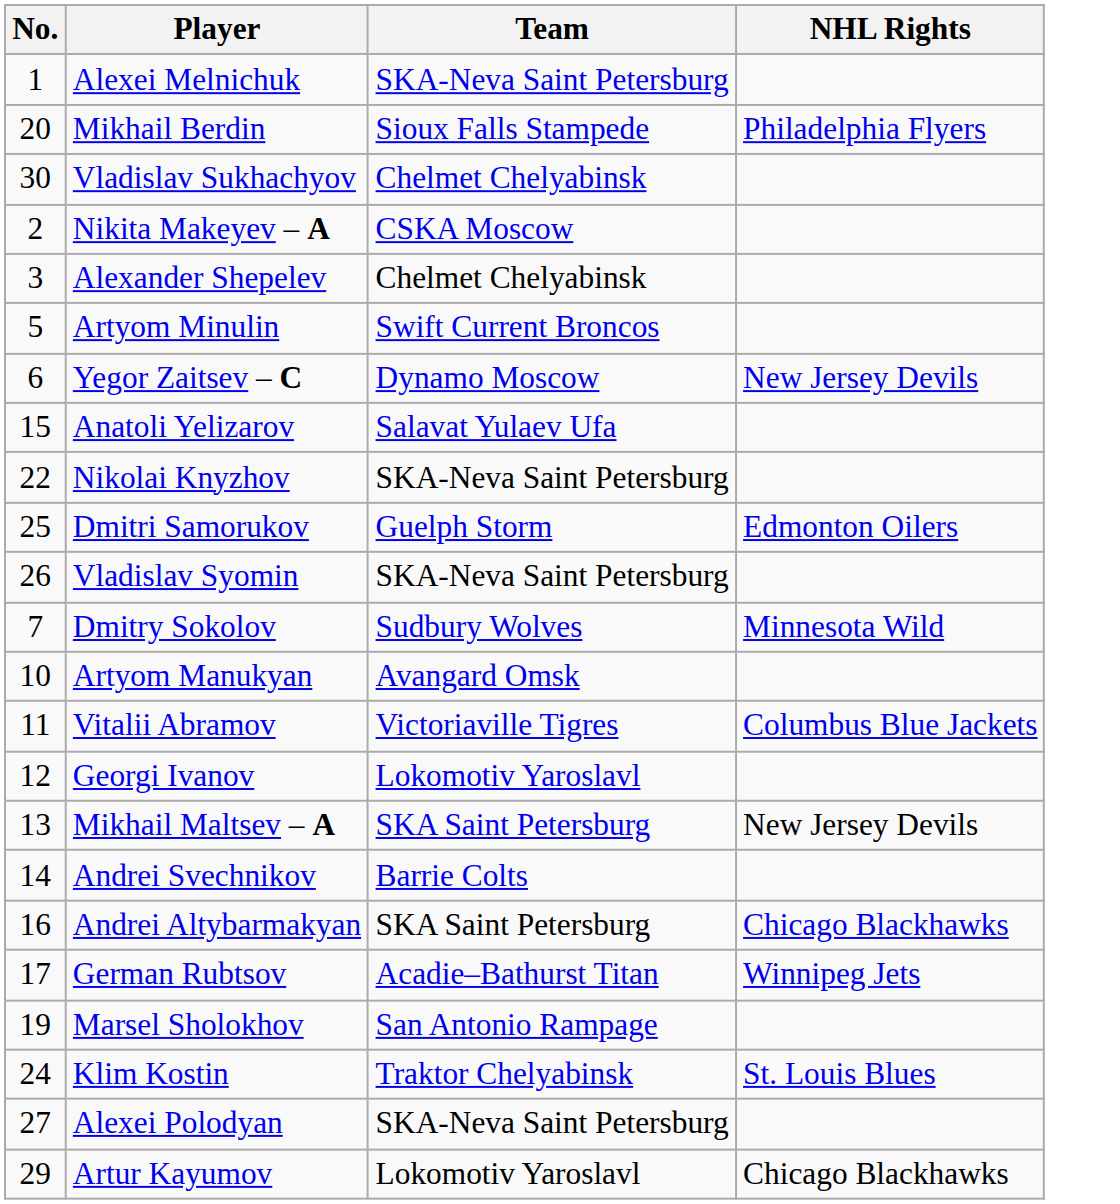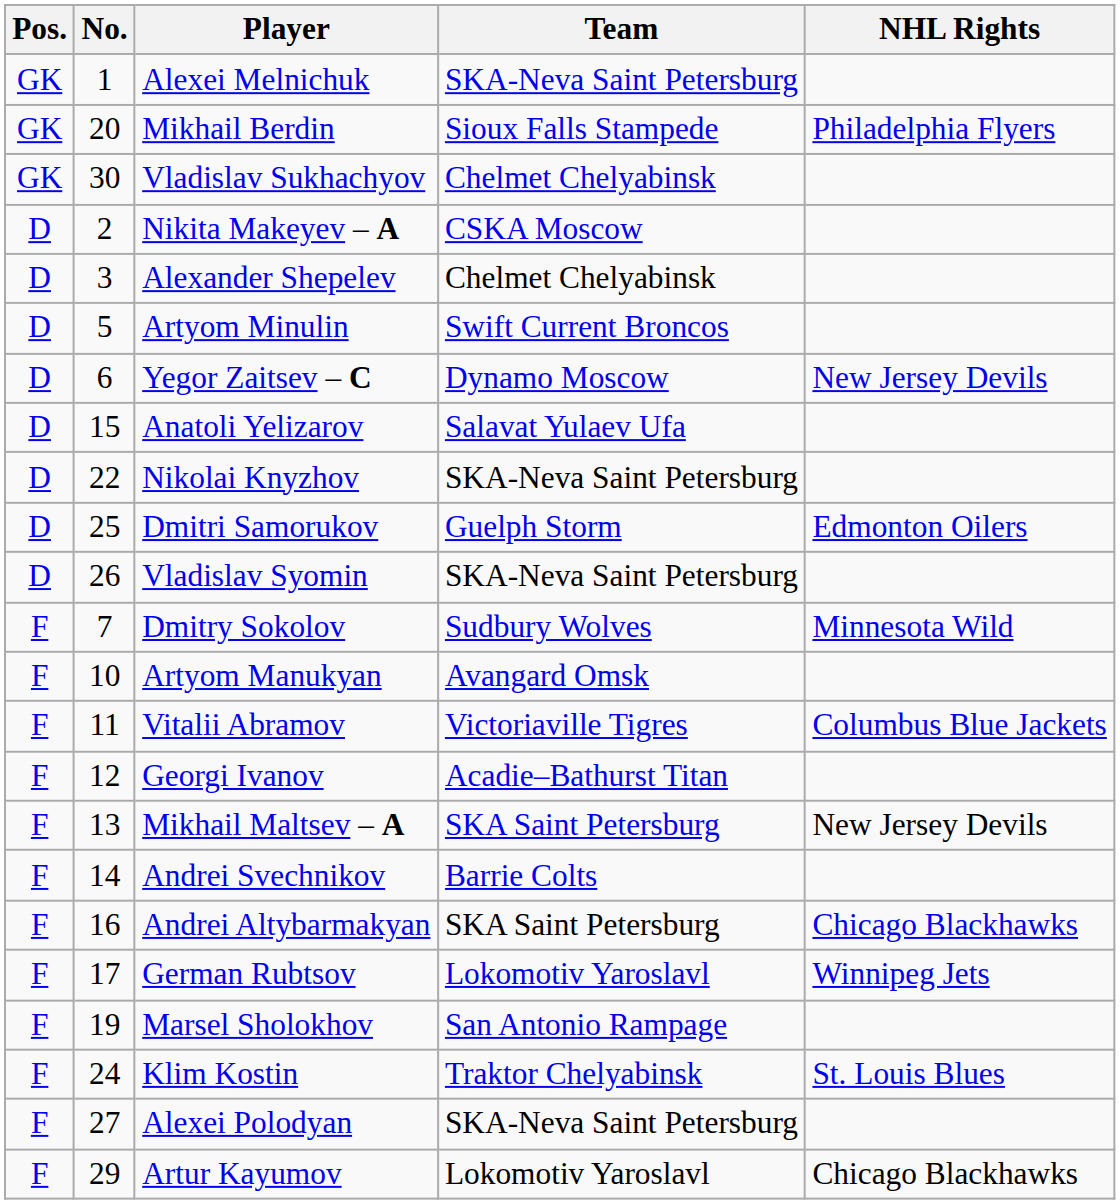+ column: (40, 29)
(508, 775) Lokomotiv Yaroslavl -> (586, 775) Acadie–Bathurst Titan
(517, 974) Acadie–Bathurst Titan -> (577, 974) Lokomotiv Yaroslavl
